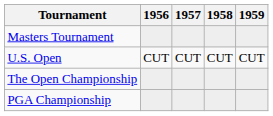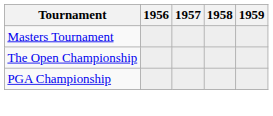- row: (35, 57)
